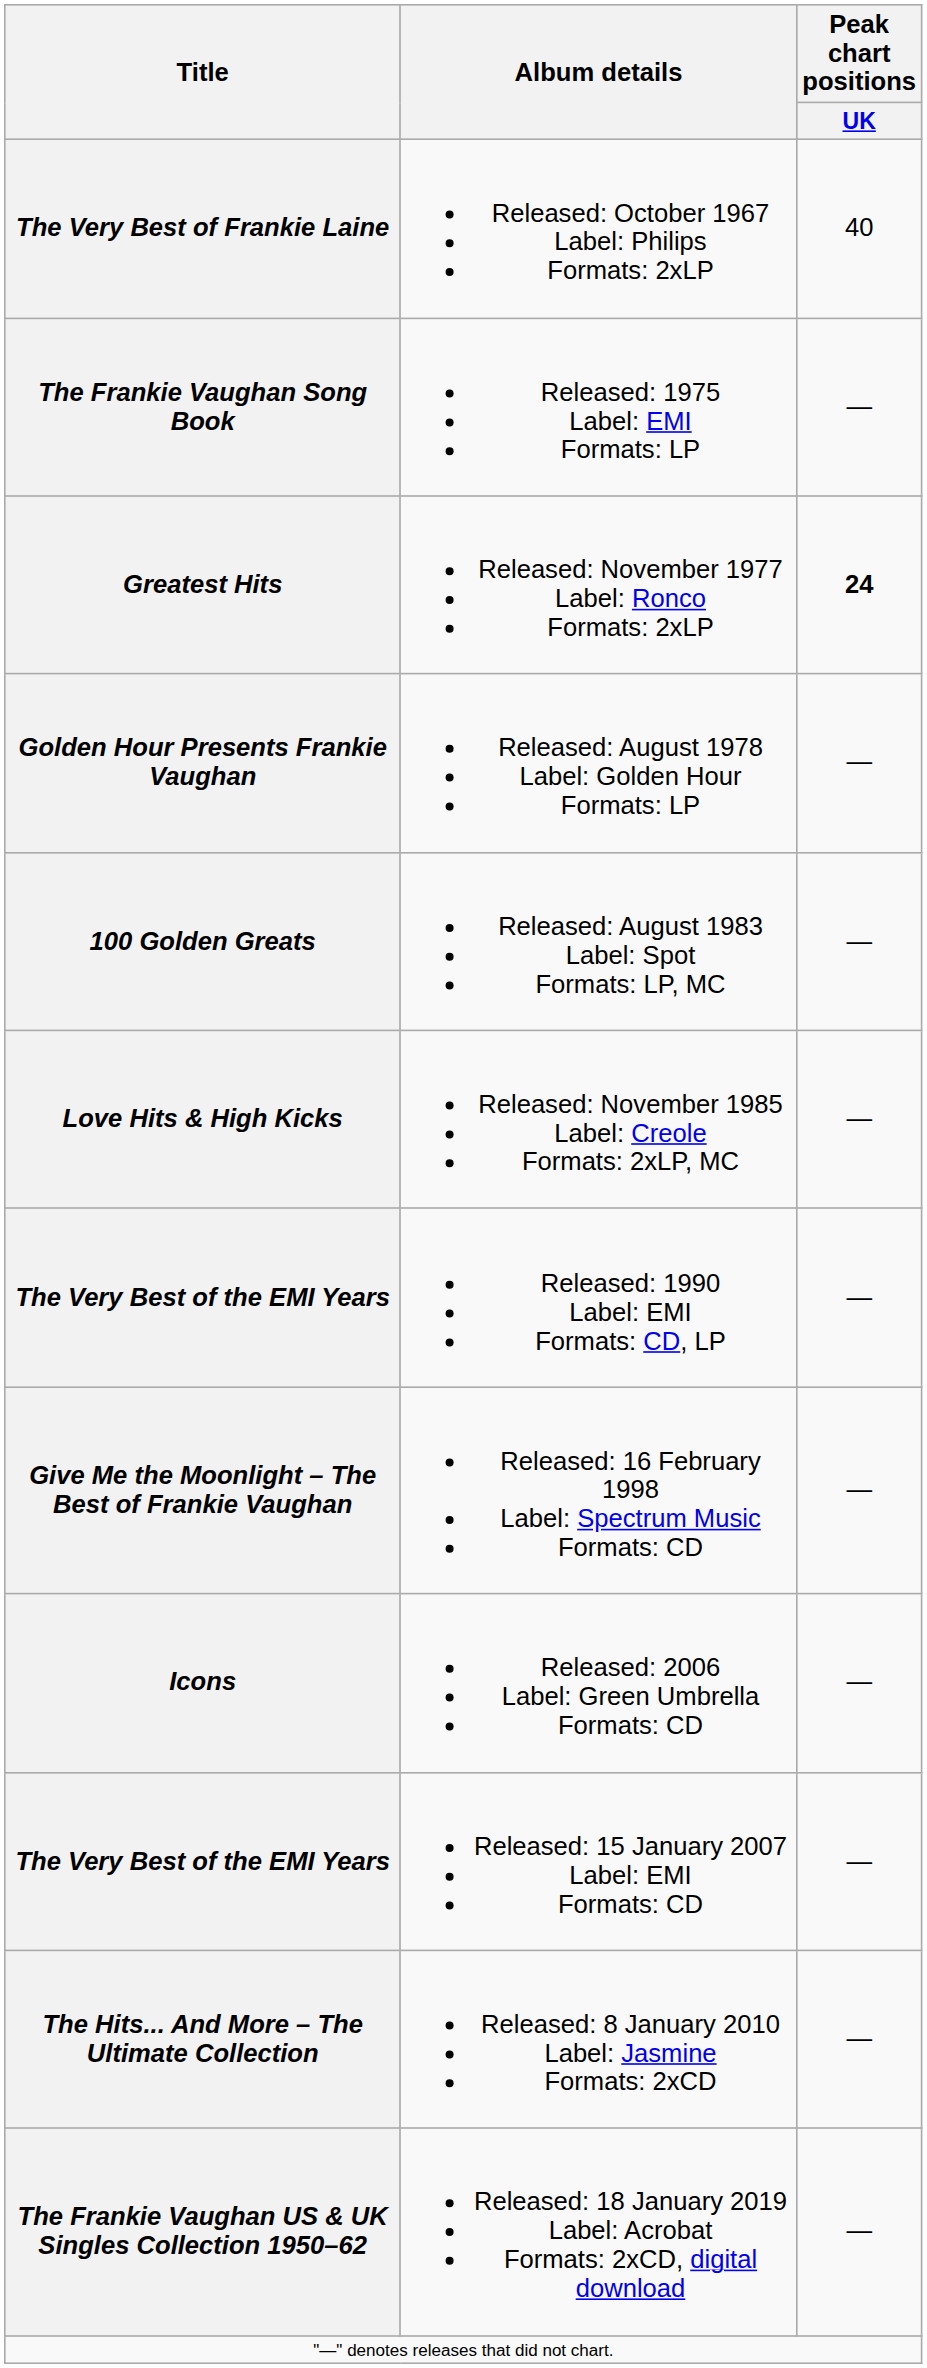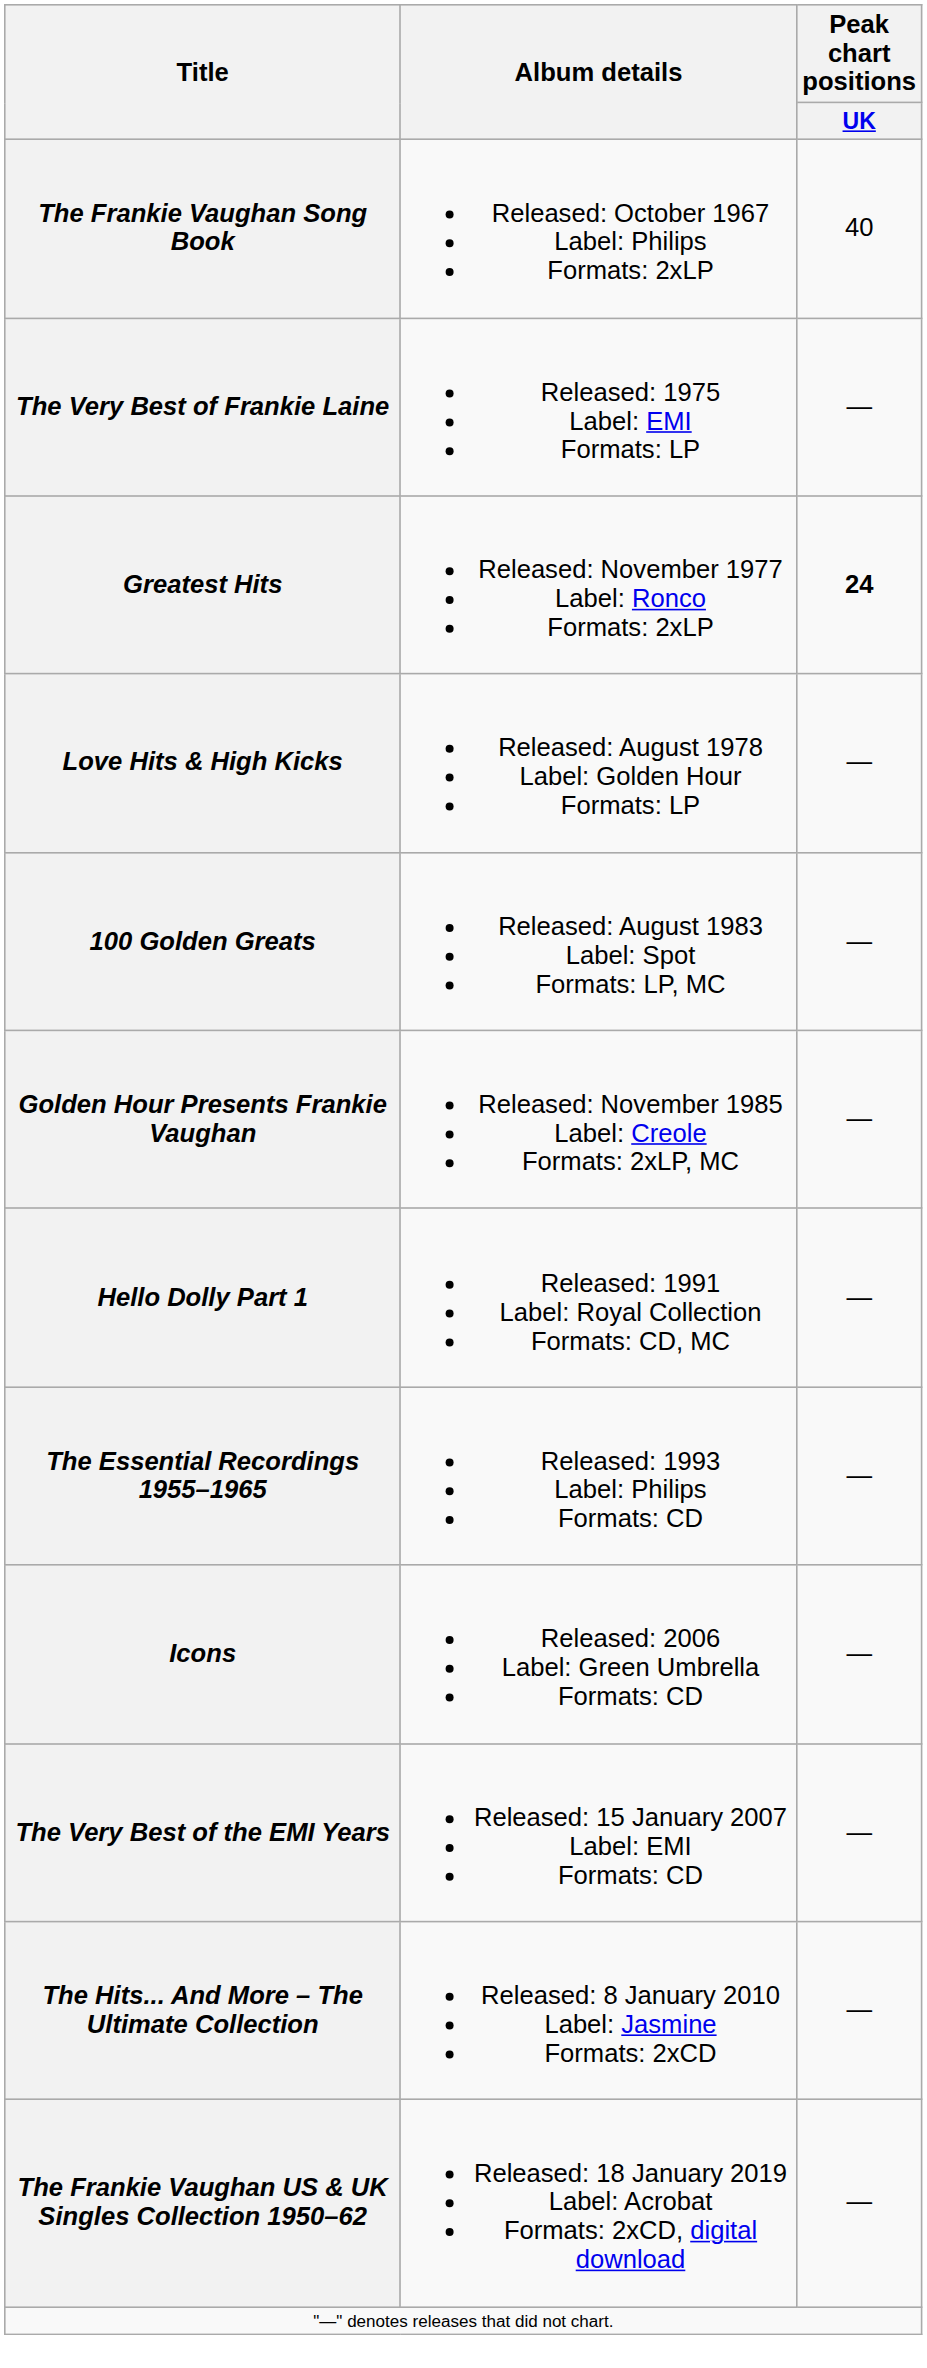(203, 228) The Very Best of Frankie Laine -> (203, 228) The Frankie Vaughan Song Book
(203, 406) The Frankie Vaughan Song Book -> (203, 406) The Very Best of Frankie Laine
(203, 762) Golden Hour Presents Frankie Vaughan -> (203, 762) Love Hits & High Kicks
(203, 1119) Love Hits & High Kicks -> (203, 1119) Golden Hour Presents Frankie Vaughan
- row: (598, 1312)
+ row: (598, 1312)
+ row: (598, 1490)
- row: (598, 1505)
